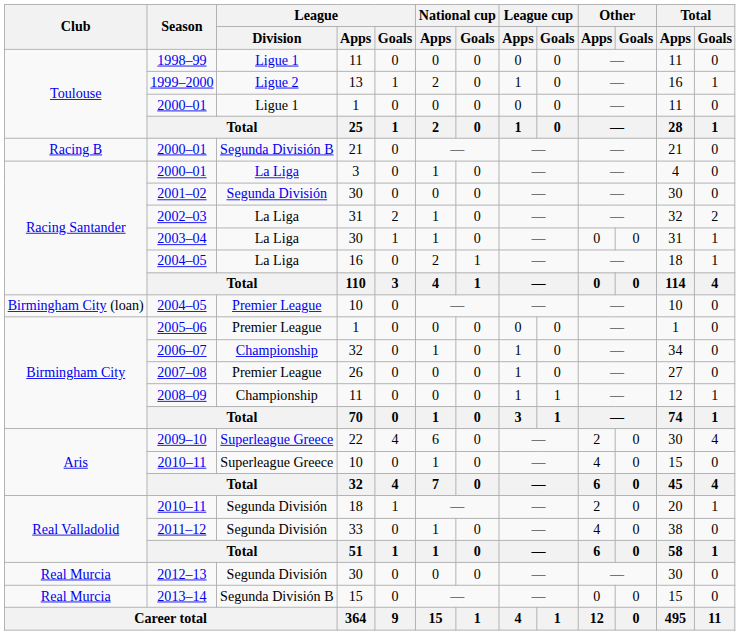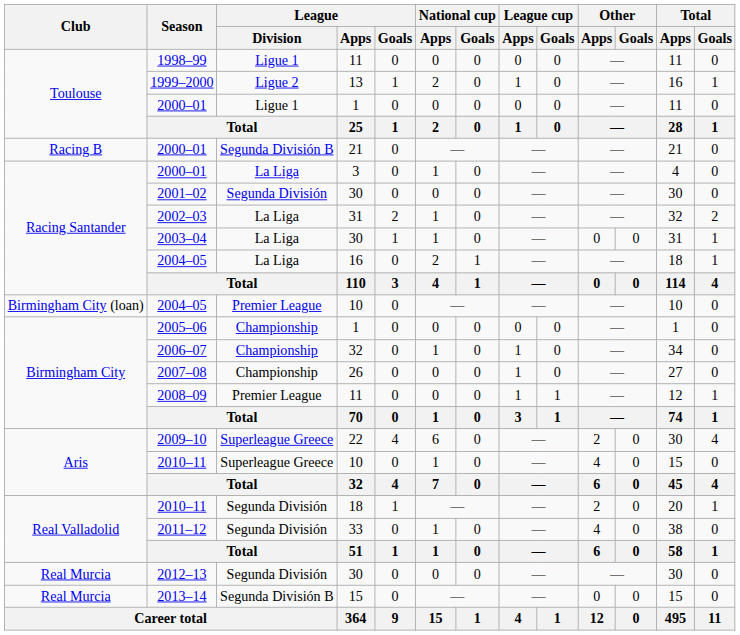(277, 328) Premier League -> (277, 328) Championship
(277, 372) Premier League -> (277, 372) Championship
(277, 395) Championship -> (277, 395) Premier League
